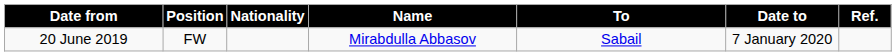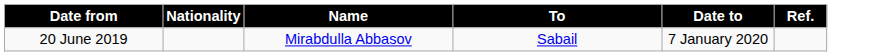- column: (195, 16)
